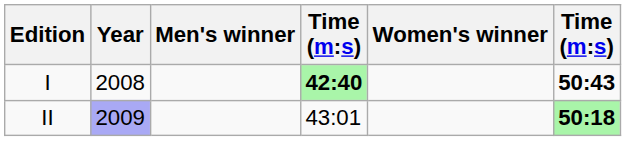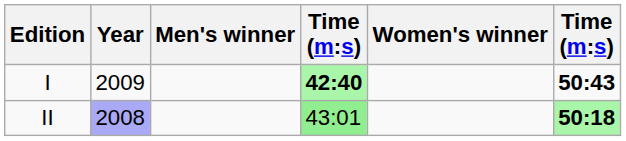(120, 82) 2008 -> (120, 82) 2009
(120, 117) 2009 -> (120, 117) 2008
(333, 117) no background -> (333, 117) lightgreen background
